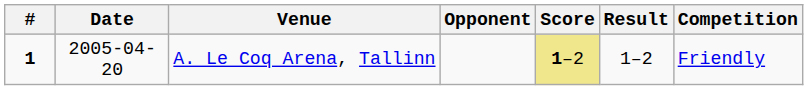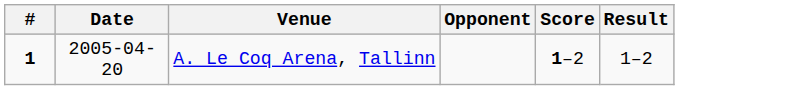- column: (738, 20)
(568, 60) khaki background -> (568, 60) no background
